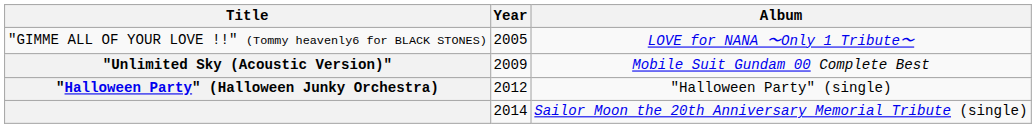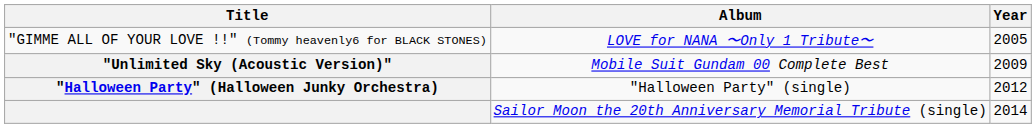columns swapped: (511, 16) <-> (781, 16)
